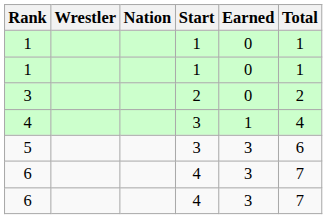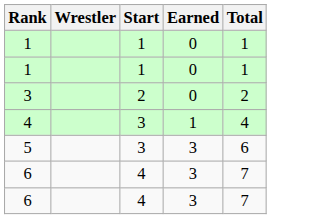- column: (147, 17)
